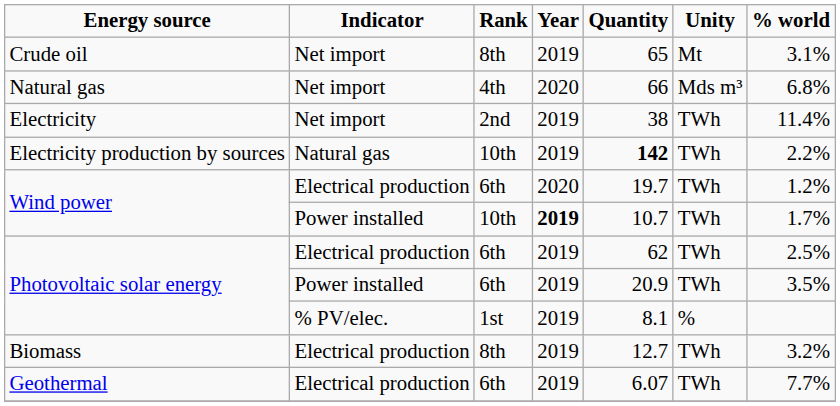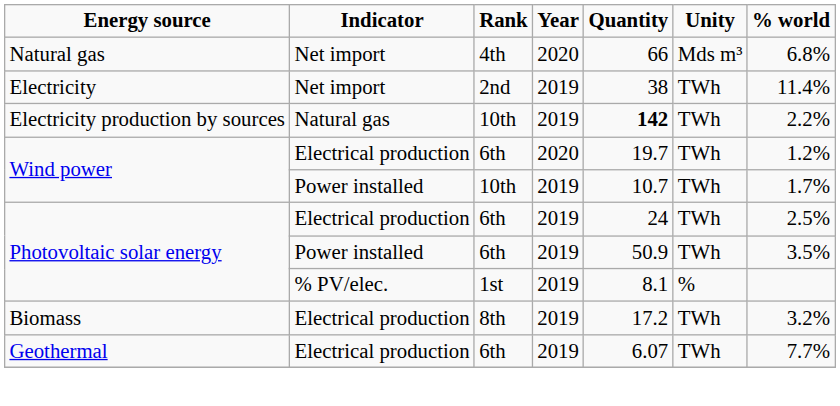- row: (48, 53)
(558, 218) bold -> (558, 185) normal
(658, 251) 62 -> (658, 218) 24
(650, 284) 20.9 -> (650, 251) 50.9
(650, 350) 12.7 -> (650, 317) 17.2
